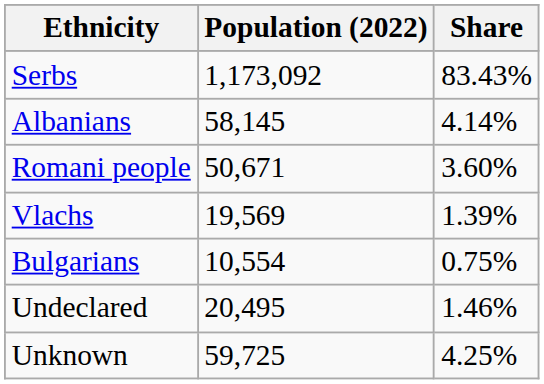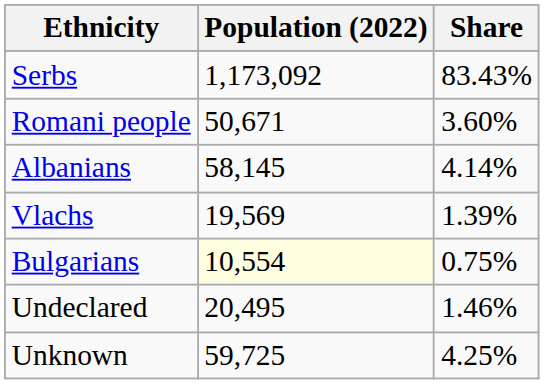rows swapped: (71, 121) <-> (101, 167)
(245, 261) no background -> (245, 261) lightyellow background
